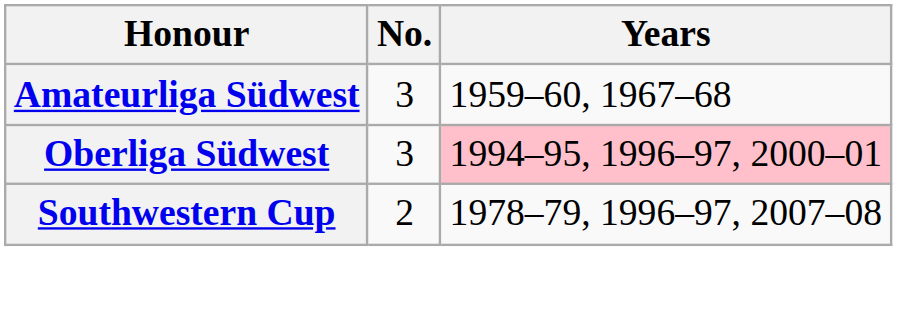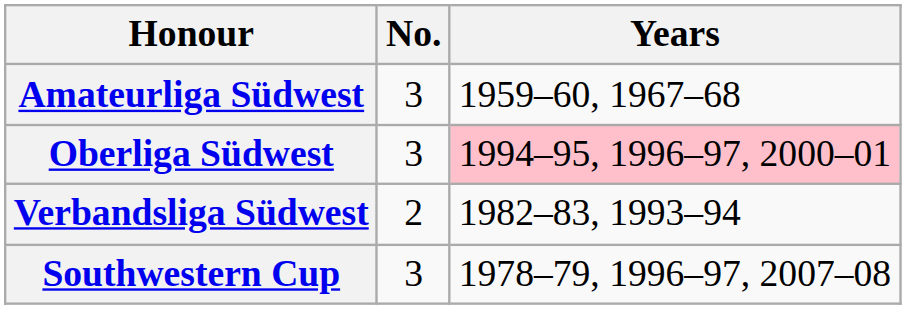+ row: (191, 213)
(405, 213) 2 -> (414, 272) 3
